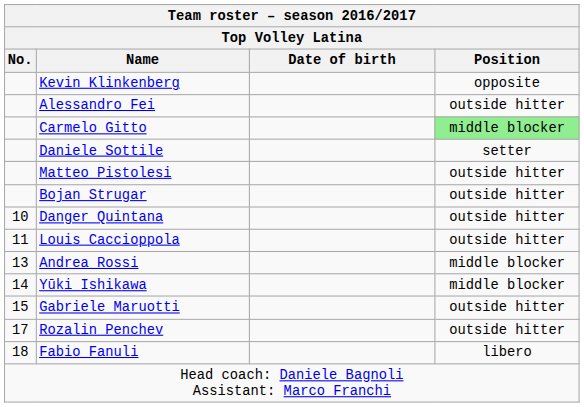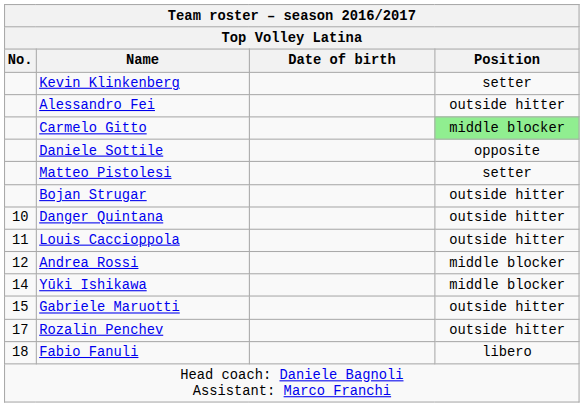(507, 83) opposite -> (507, 83) setter
(507, 151) setter -> (507, 151) opposite
(507, 173) outside hitter -> (507, 173) setter
(20, 263) 13 -> (20, 263) 12
